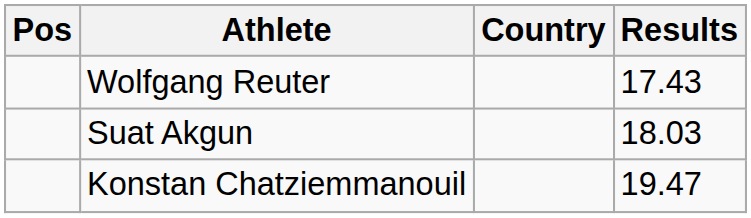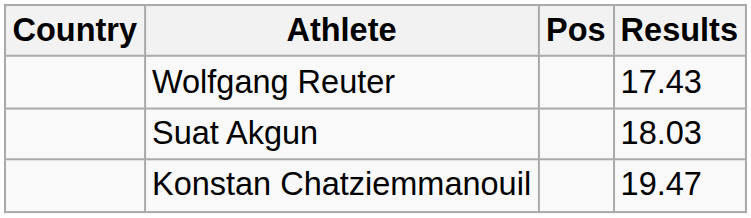columns swapped: (42, 30) <-> (543, 30)
